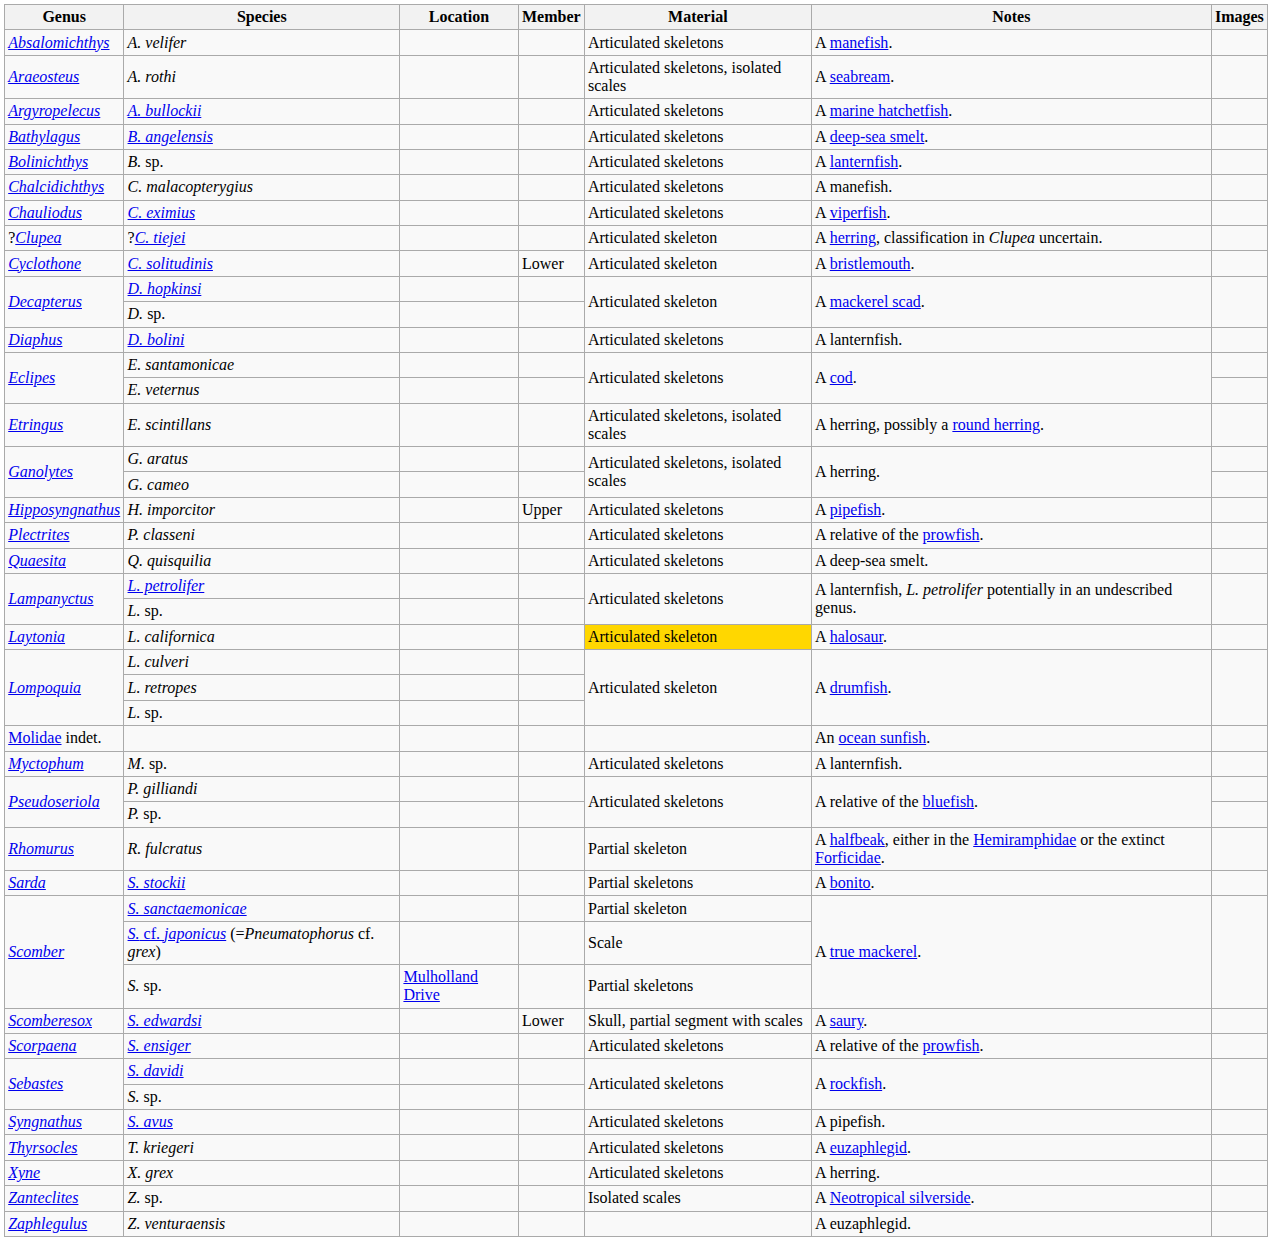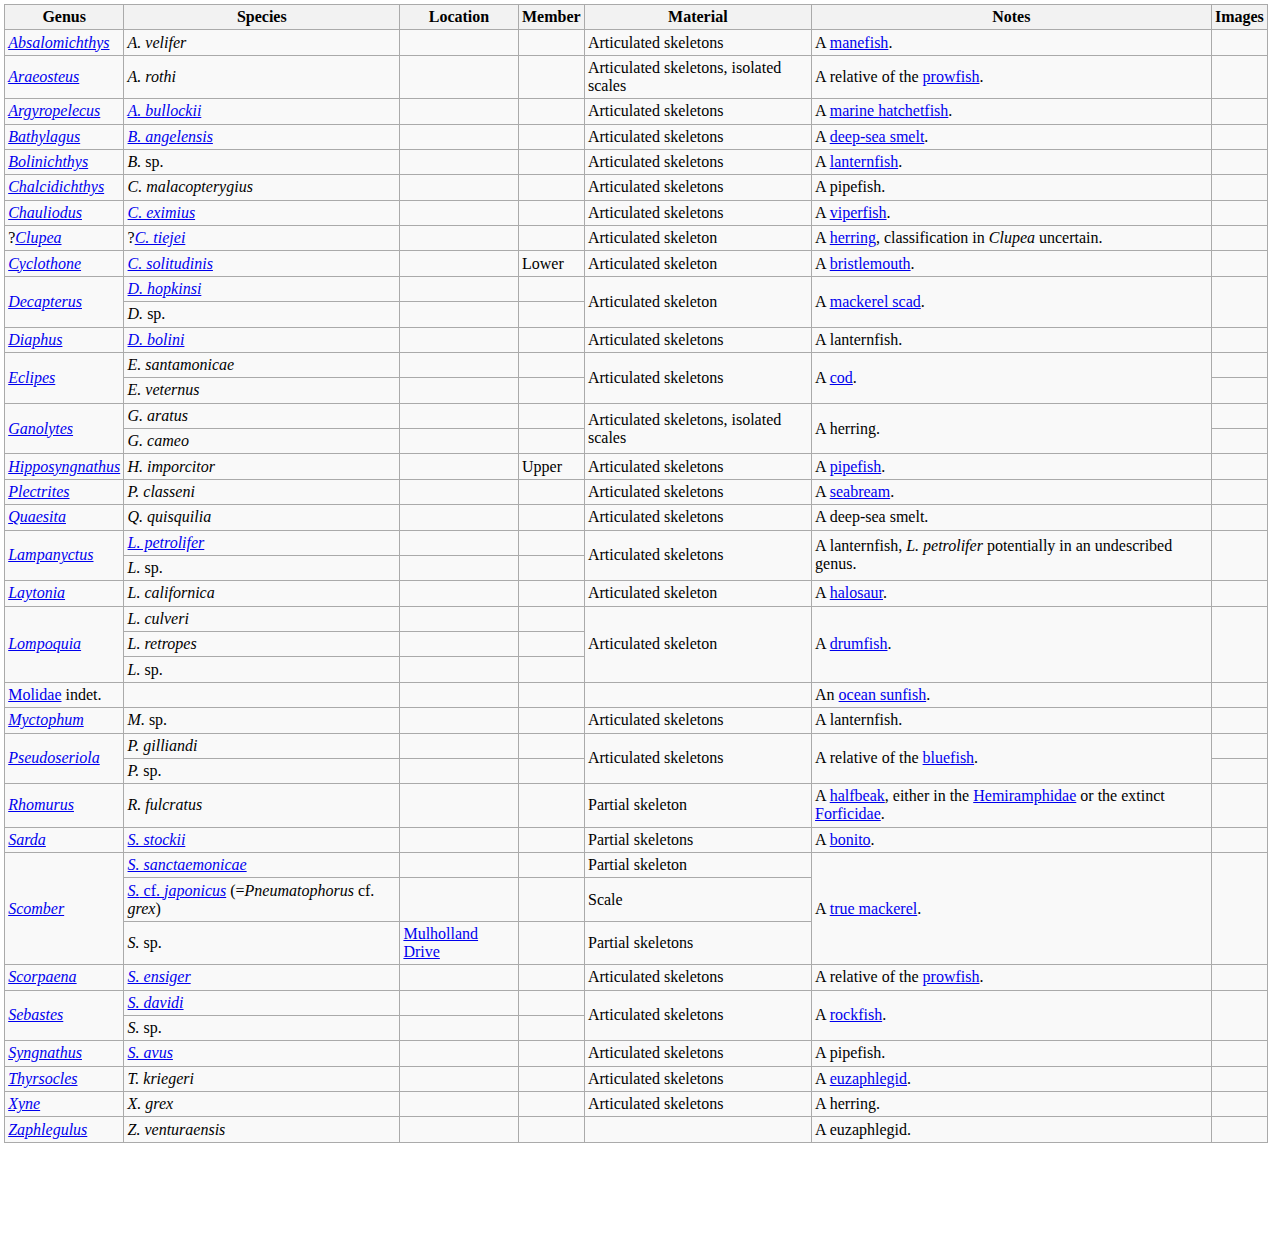(855, 76) A seabream. -> (899, 76) A relative of the prowfish.
(854, 187) A manefish. -> (850, 187) A pipefish.
- row: (36, 424)
(899, 535) A relative of the prowfish. -> (855, 491) A seabream.
(653, 636) gold background -> (653, 593) no background
- row: (50, 1020)
- row: (43, 1198)
